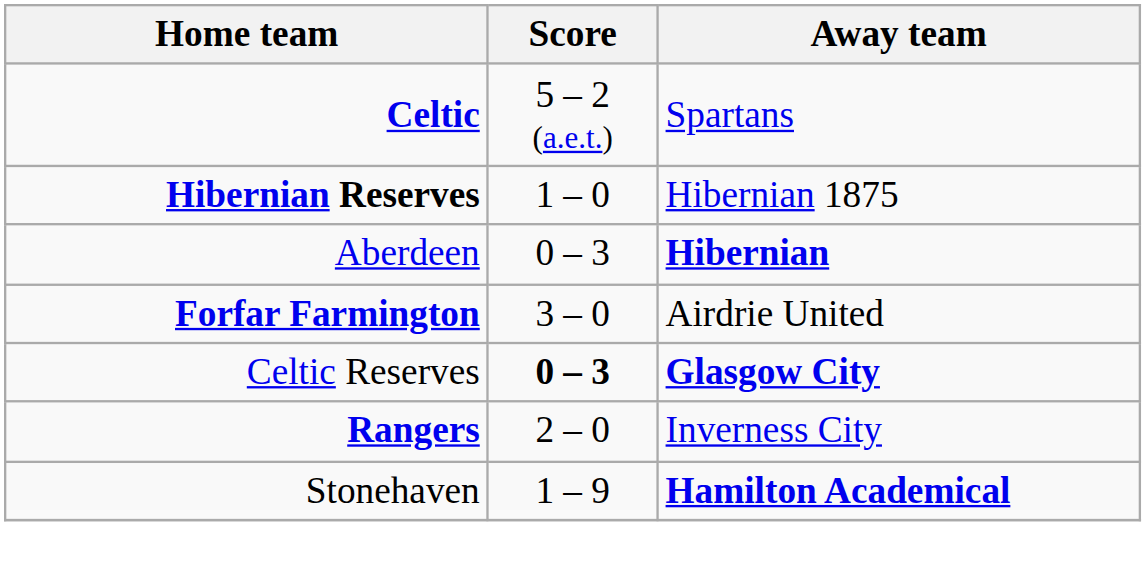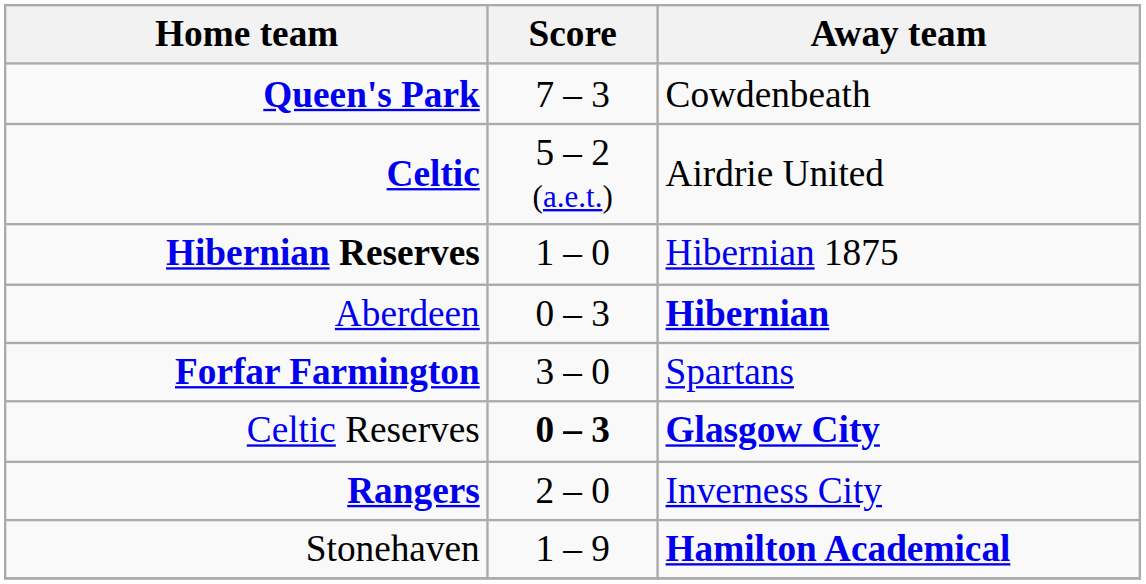+ row: (372, 93)
(730, 114) Spartans -> (775, 173) Airdrie United
(775, 312) Airdrie United -> (730, 371) Spartans
